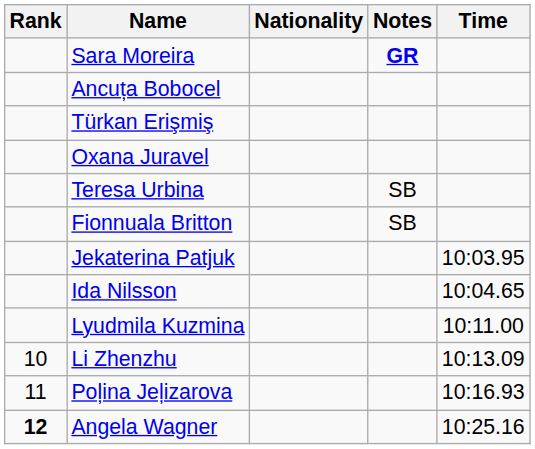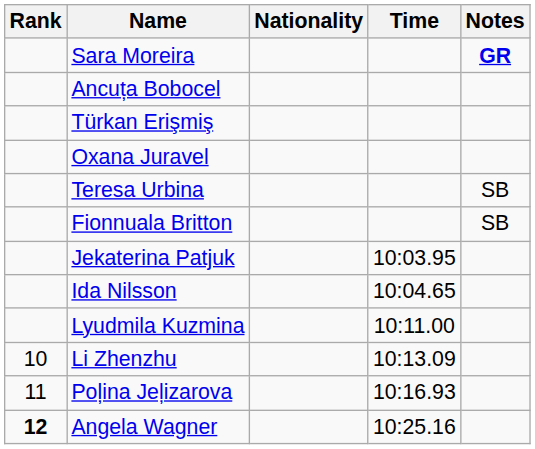columns swapped: (483, 21) <-> (402, 21)
